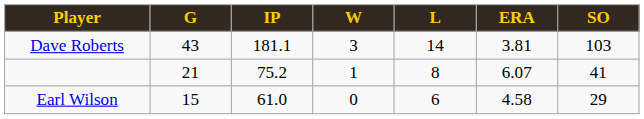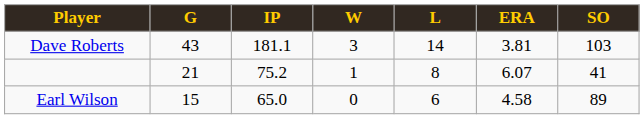(272, 99) 61.0 -> (272, 99) 65.0
(598, 99) 29 -> (598, 99) 89
